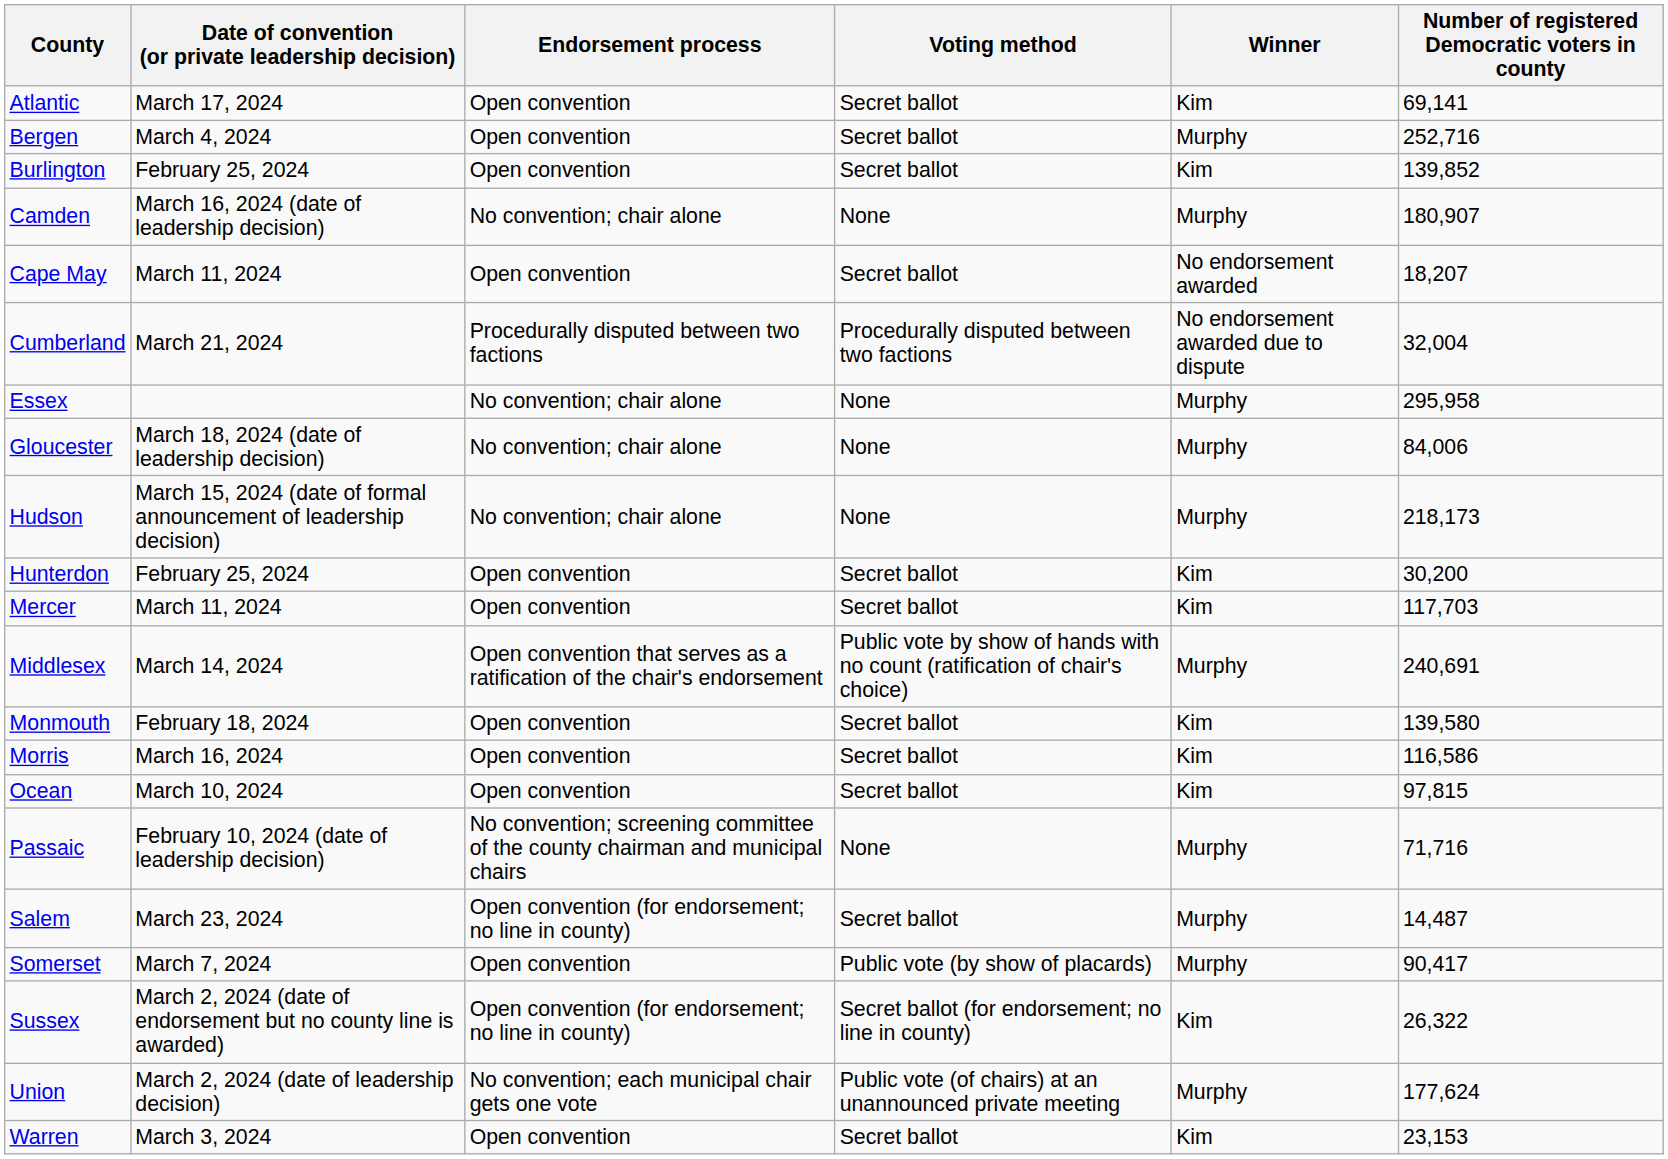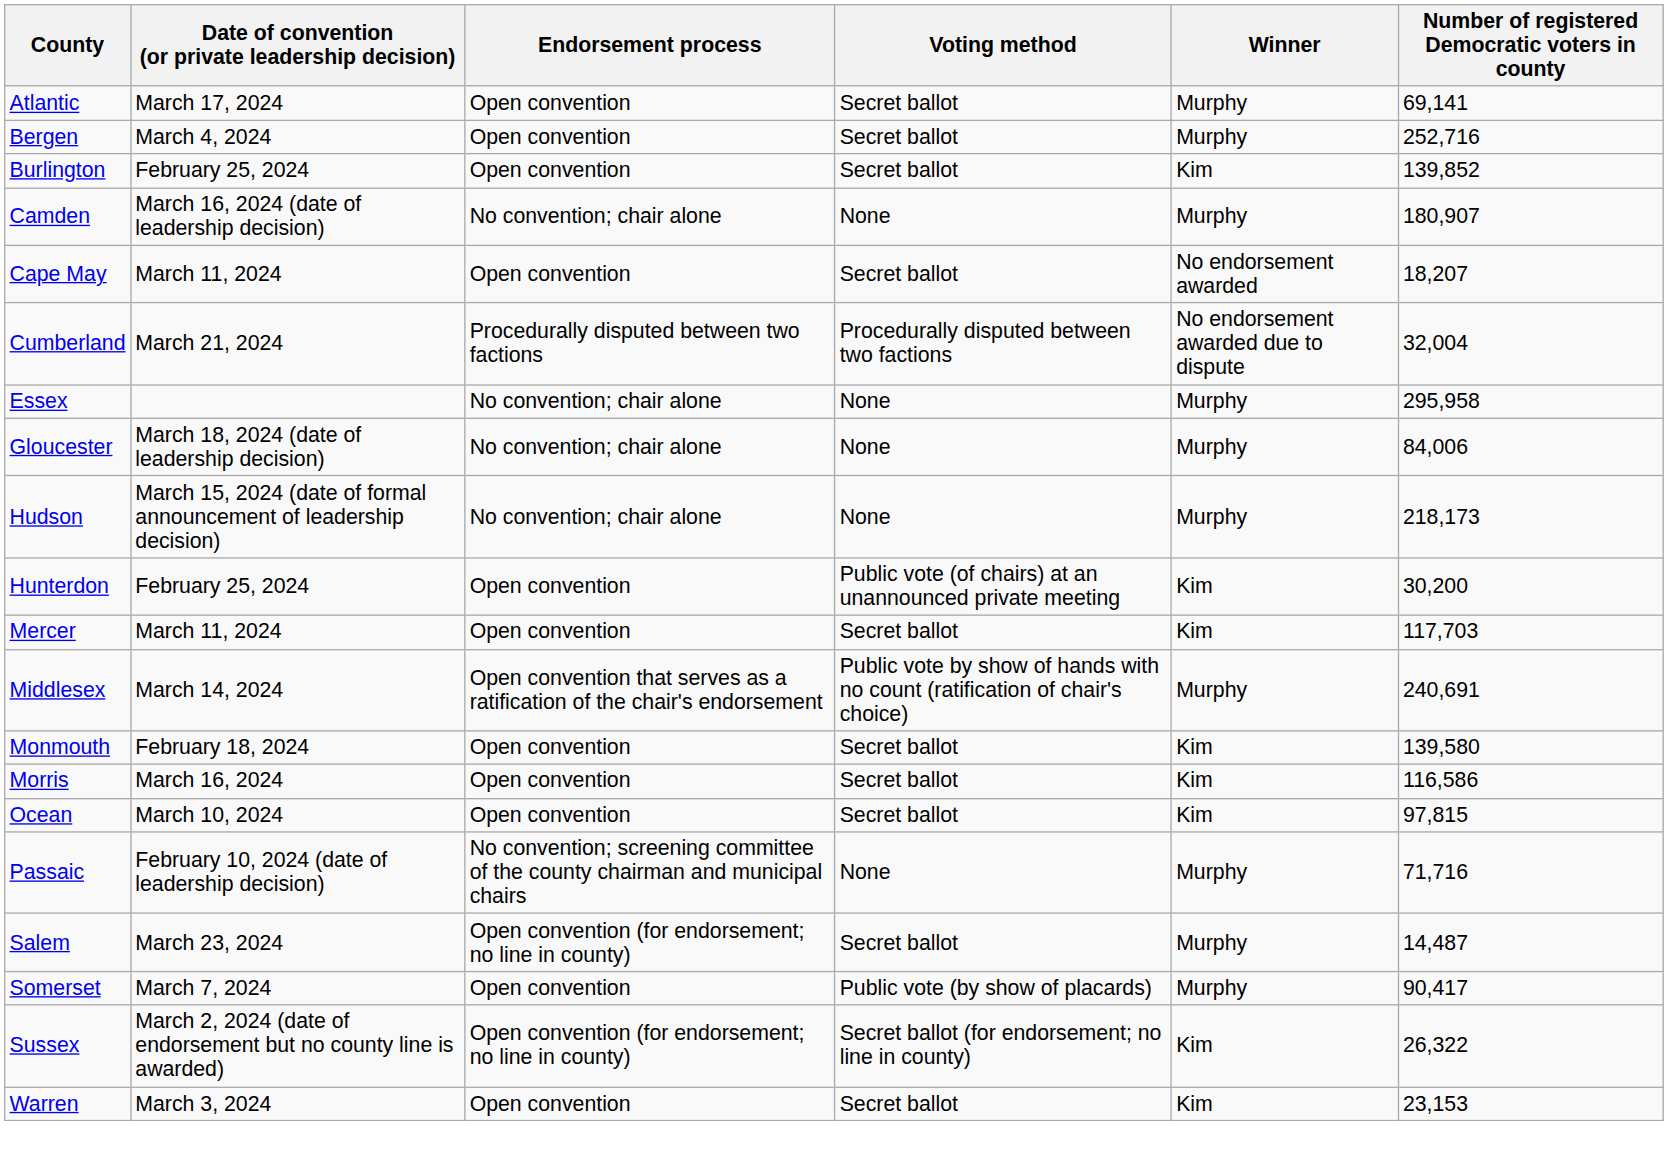(1194, 103) Kim -> (1212, 103) Murphy
(899, 574) Secret ballot -> (980, 586) Public vote (of chairs) at an unannounced private meeting
- row: (37, 1091)
